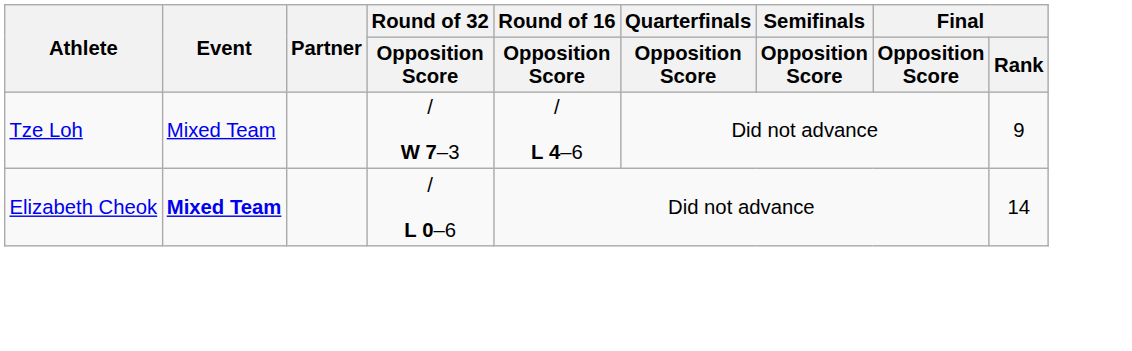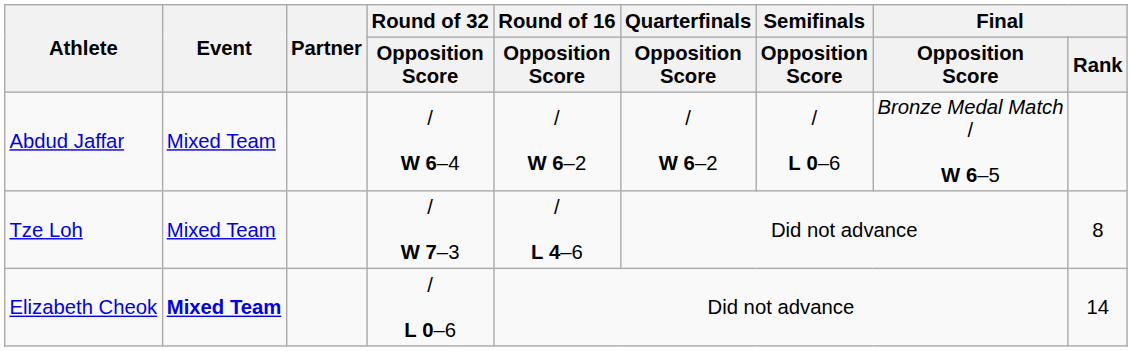+ row: (67, 142)
(1019, 130) 9 -> (1098, 230) 8
